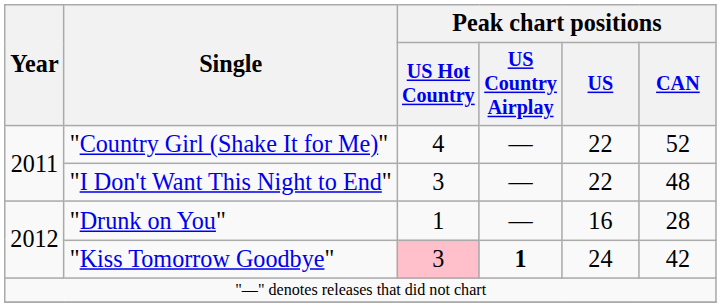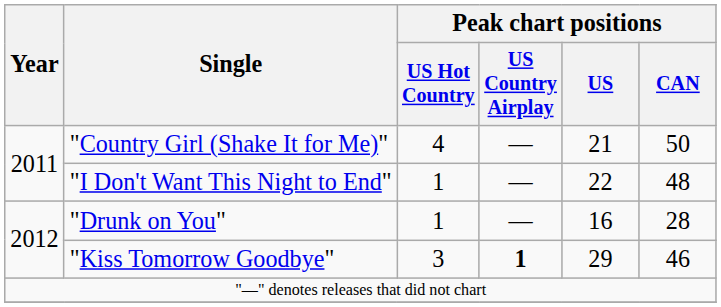(600, 143) 22 -> (600, 143) 21
(678, 143) 52 -> (678, 143) 50
(438, 182) 3 -> (438, 182) 1
(438, 258) pink background -> (438, 258) no background
(600, 258) 24 -> (600, 258) 29
(678, 258) 42 -> (678, 258) 46
